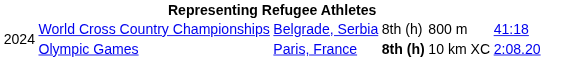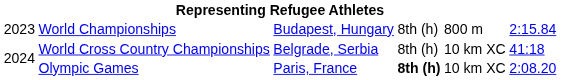+ row: (107, 29)
(448, 29) 800 m -> (475, 49) 10 km XC
